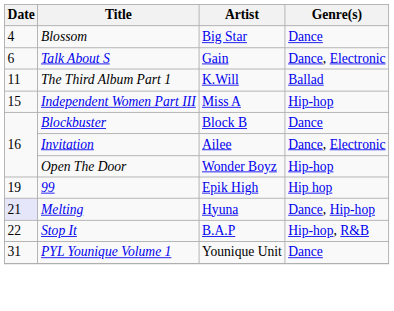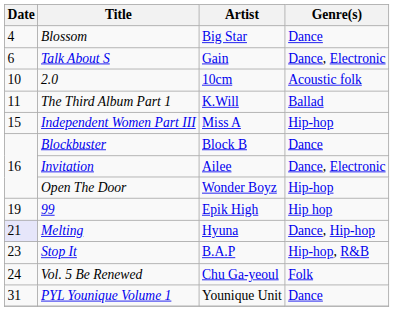+ row: (50, 79)
(14, 230) 22 -> (14, 252) 23
+ row: (92, 274)
